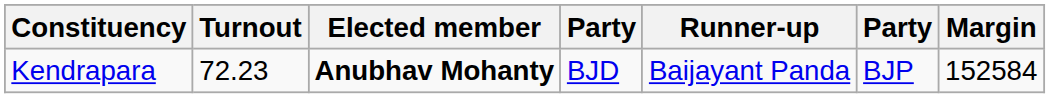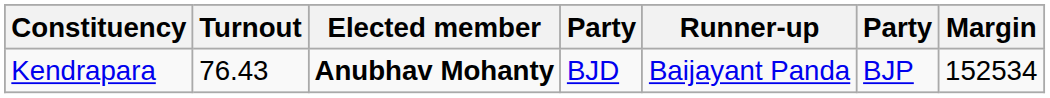(234, 71) 72.23 -> (234, 71) 76.43
(991, 71) 152584 -> (991, 71) 152534
